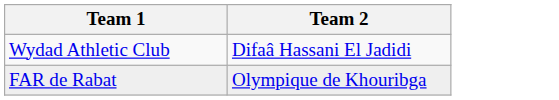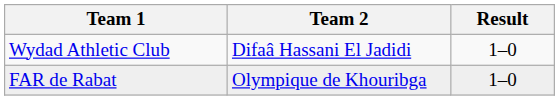+ column: (503, 19)
